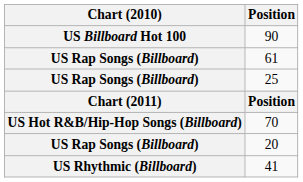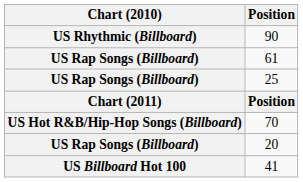(125, 36) US Billboard Hot 100 -> (125, 36) US Rhythmic (Billboard)
(125, 166) US Rhythmic (Billboard) -> (125, 166) US Billboard Hot 100
